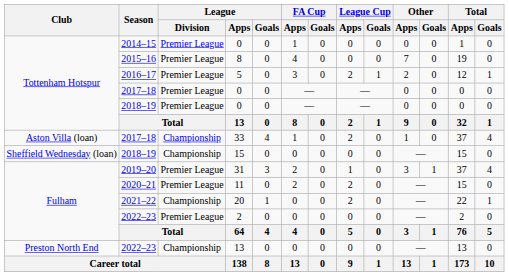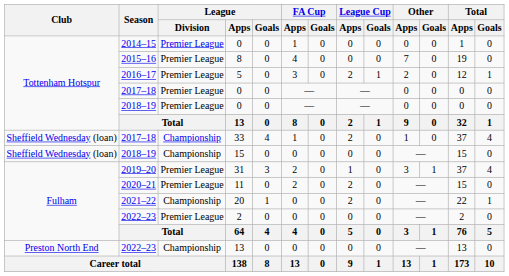(62, 138) Aston Villa (loan) -> (62, 138) Sheffield Wednesday (loan)
